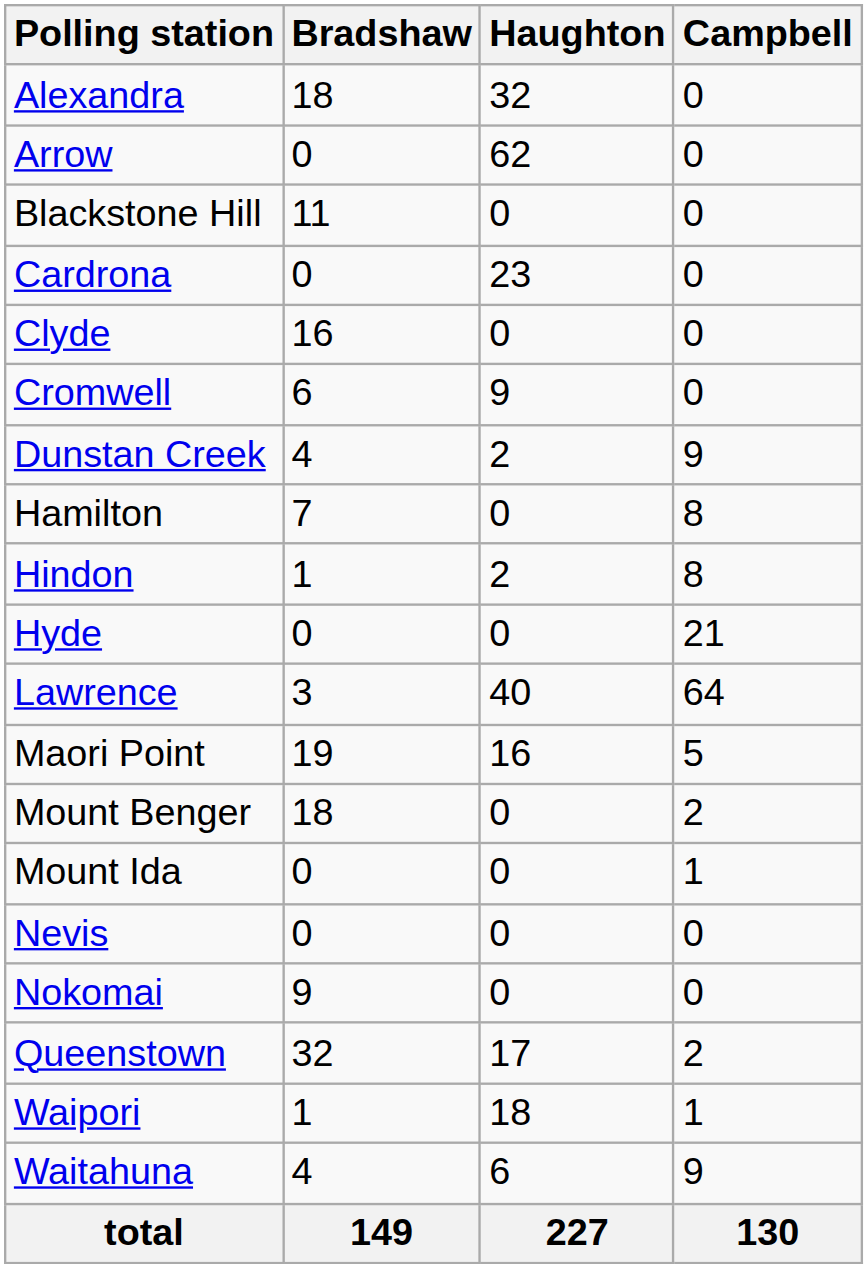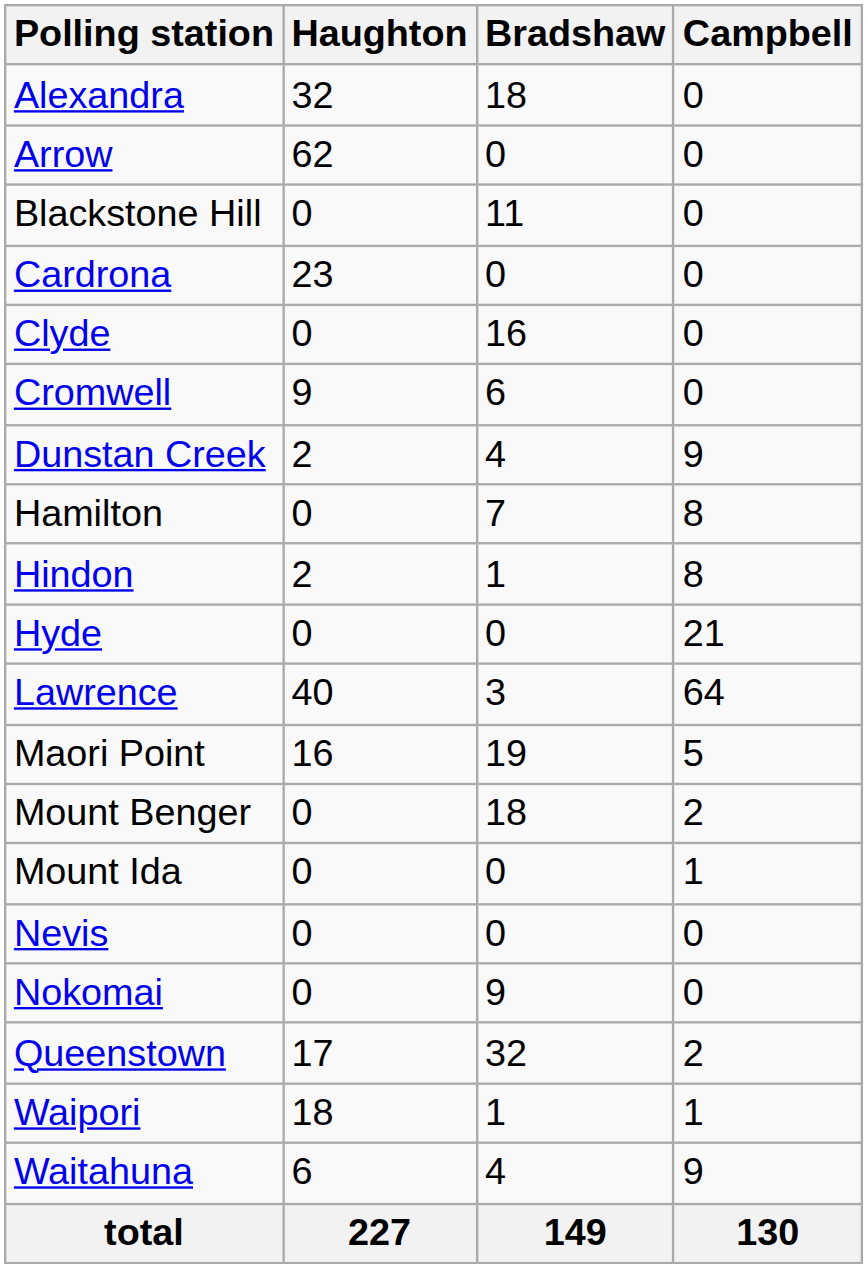columns swapped: (577, 34) <-> (382, 34)
